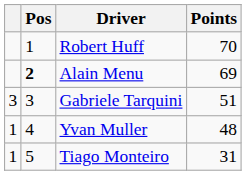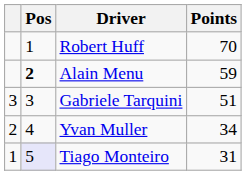(228, 73) 69 -> (228, 73) 59
(13, 128) 1 -> (13, 128) 2
(228, 128) 48 -> (228, 128) 34
(30, 156) no background -> (30, 156) lavender background
